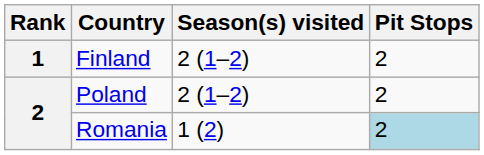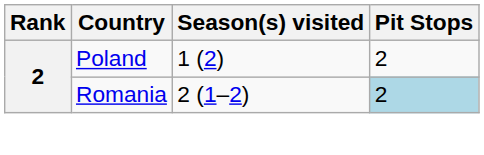- row: (113, 58)
(213, 94) 2 (1–2) -> (201, 58) 1 (2)
(201, 130) 1 (2) -> (213, 94) 2 (1–2)
